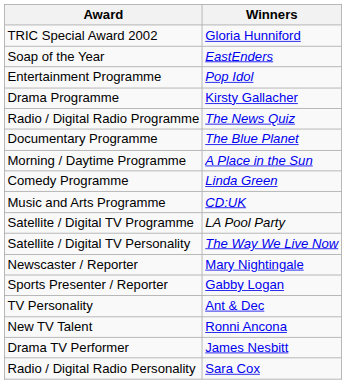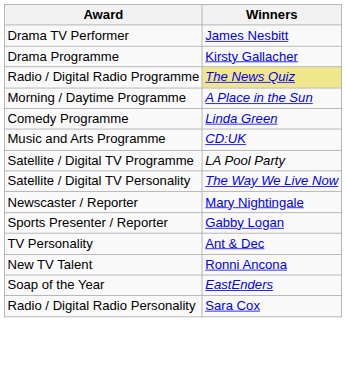- row: (82, 35)
rows swapped: (56, 56) <-> (68, 347)
- row: (84, 77)
(250, 118) no background -> (250, 77) khaki background
- row: (83, 139)
